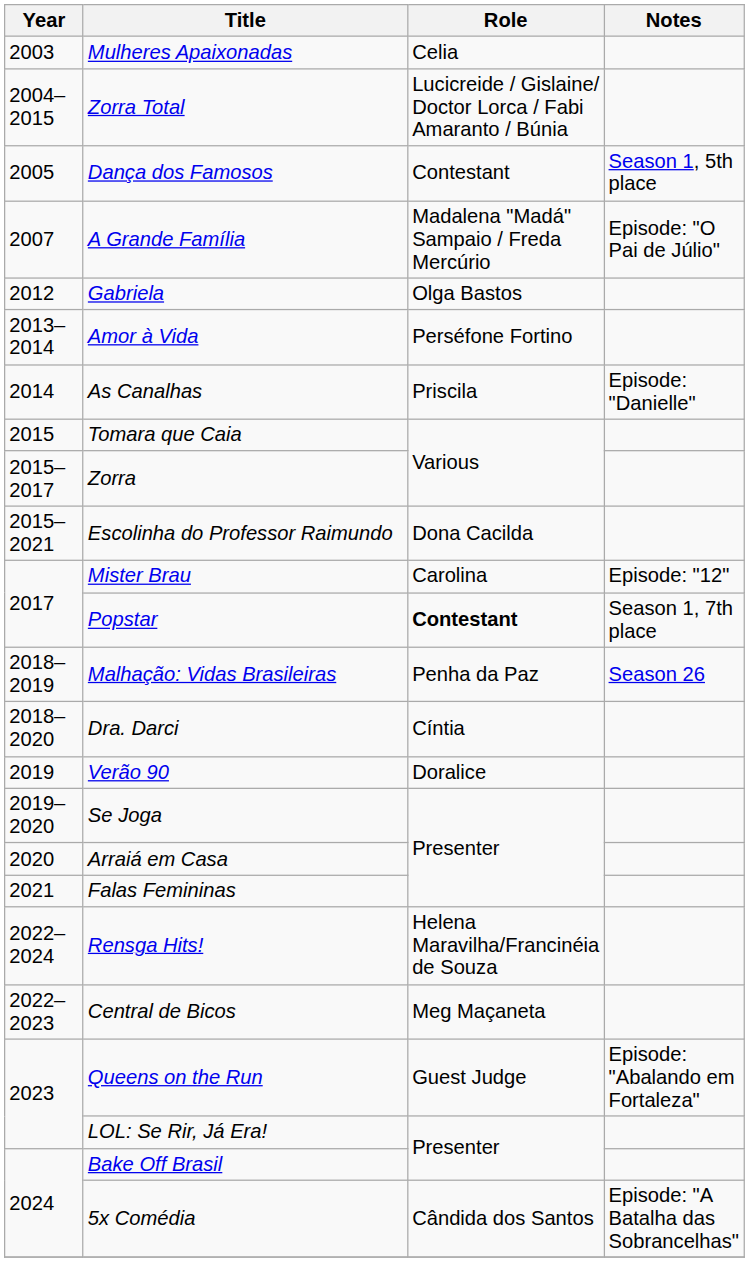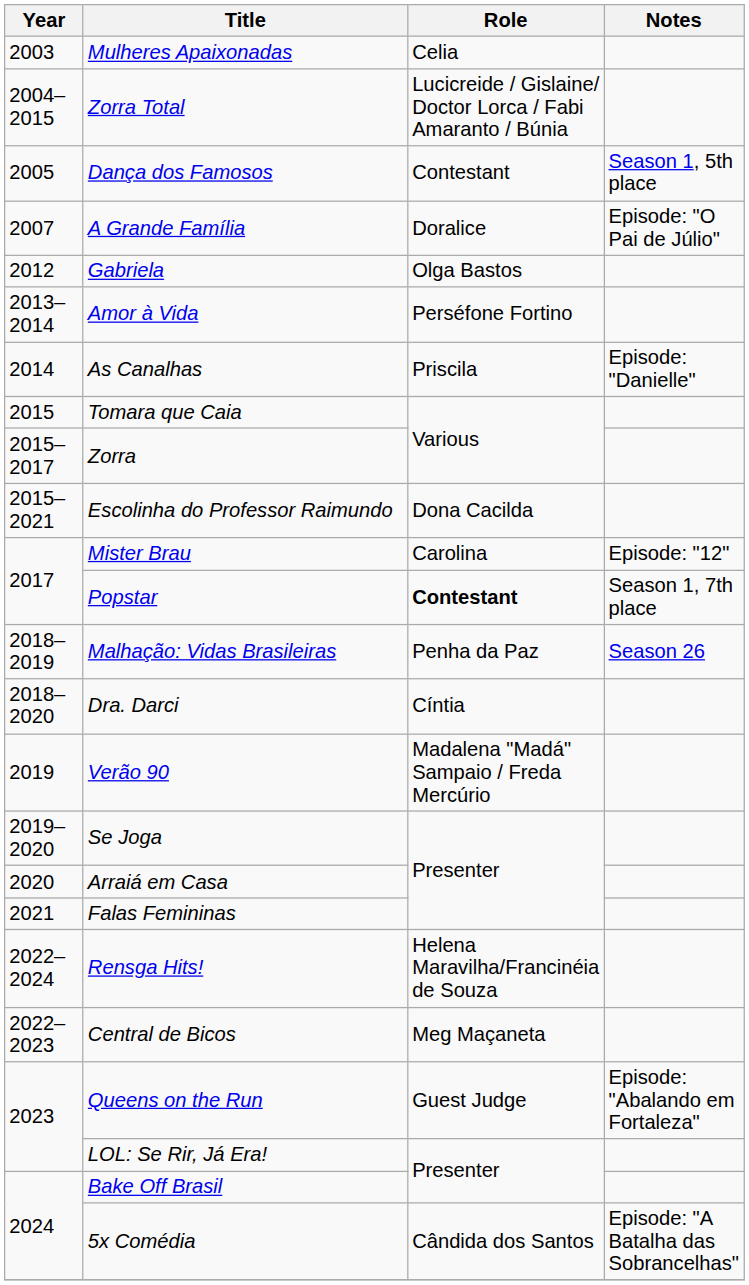(492, 239) Madalena "Madá" Sampaio / Freda Mercúrio -> (449, 227) Doralice
(449, 772) Doralice -> (492, 772) Madalena "Madá" Sampaio / Freda Mercúrio
